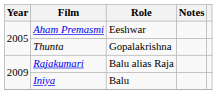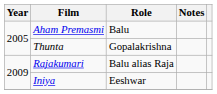(127, 30) Eeshwar -> (119, 30) Balu
(119, 81) Balu -> (127, 81) Eeshwar
